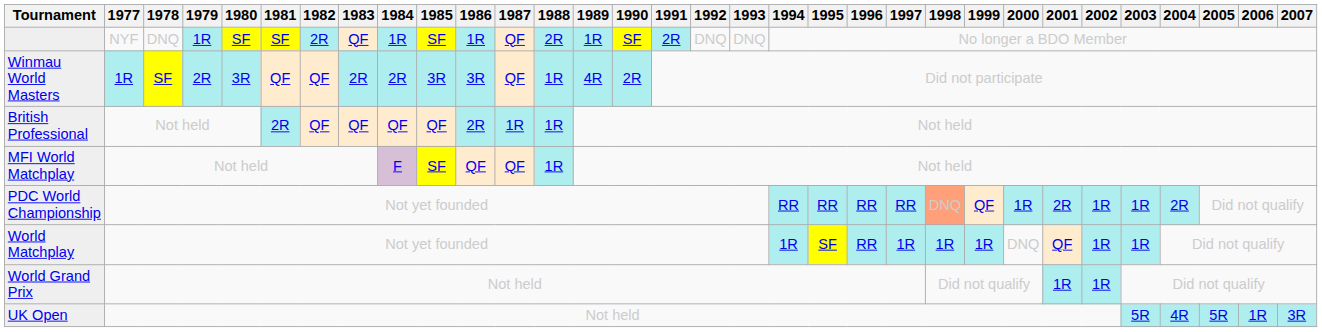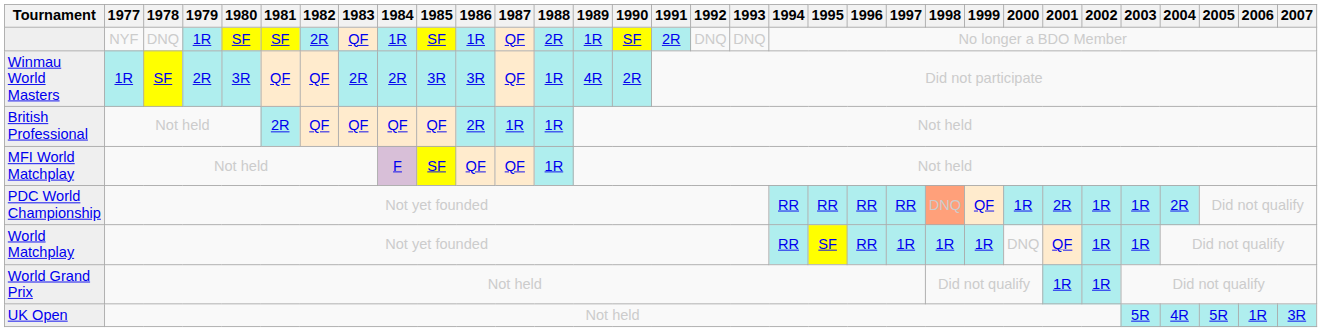(789, 244) 1R -> (789, 244) RR
